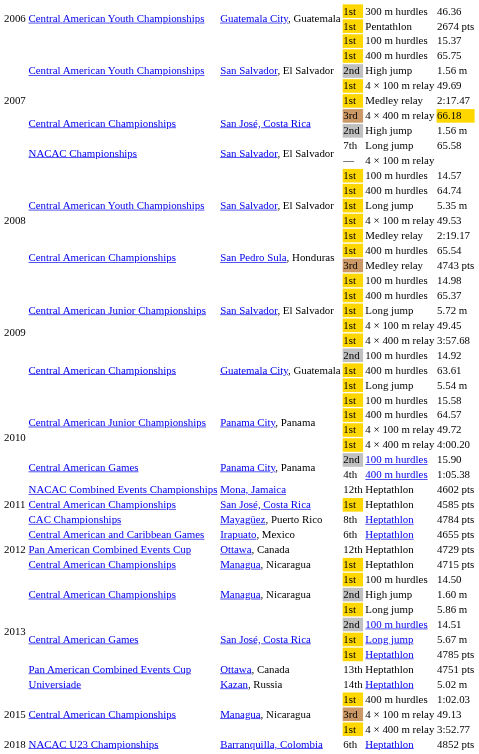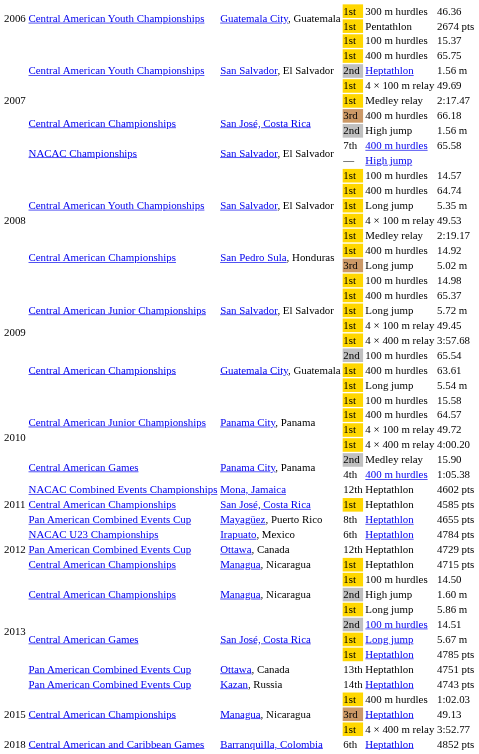(389, 71) High jump -> (390, 71) Heptathlon
(400, 116) 4 × 400 m relay -> (396, 116) 400 m hurdles
(449, 116) gold background -> (449, 116) no background
(389, 145) Long jump -> (396, 145) 400 m hurdles
(400, 160) 4 × 100 m relay -> (389, 160) High jump
(449, 250) 65.54 -> (449, 250) 14.92
(394, 265) Medley relay -> (389, 265) Long jump
(456, 265) 4743 pts -> (452, 265) 5.02 m
(449, 355) 14.92 -> (449, 355) 65.54
(396, 460) 100 m hurdles -> (394, 460) Medley relay
(75, 519) CAC Championships -> (110, 519) Pan American Combined Events Cup
(456, 519) 4784 pts -> (456, 519) 4655 pts
(116, 534) Central American and Caribbean Games -> (94, 534) NACAC U23 Championships
(456, 534) 4655 pts -> (456, 534) 4784 pts
(55, 684) Universiade -> (110, 684) Pan American Combined Events Cup
(452, 684) 5.02 m -> (456, 684) 4743 pts
(400, 714) 4 × 100 m relay -> (390, 714) Heptathlon
(94, 744) NACAC U23 Championships -> (116, 744) Central American and Caribbean Games
